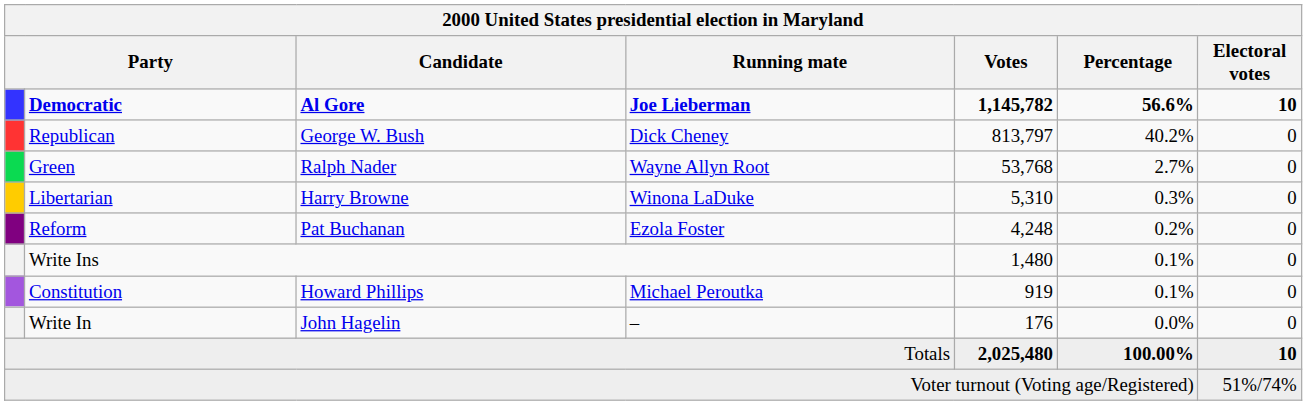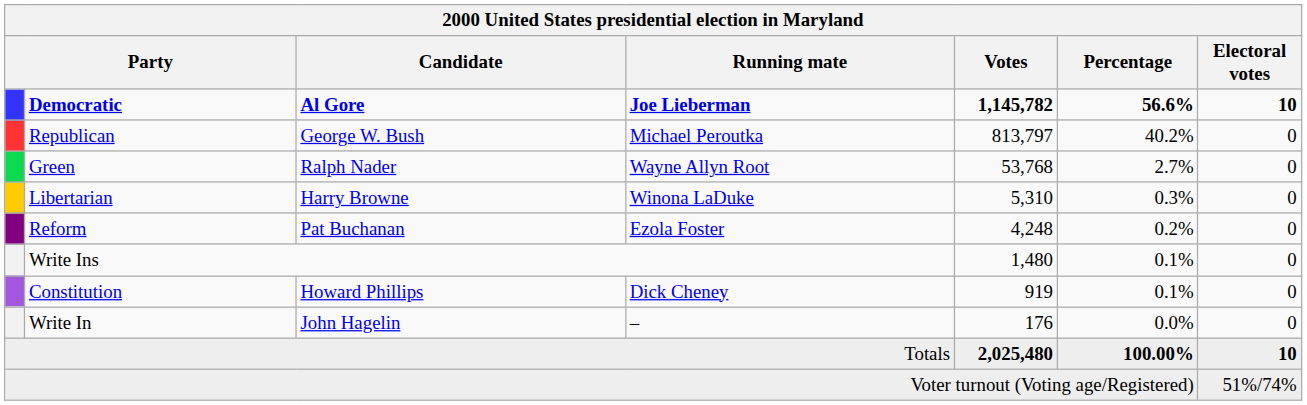(679, 135) Dick Cheney -> (696, 135) Michael Peroutka
(696, 291) Michael Peroutka -> (679, 291) Dick Cheney
